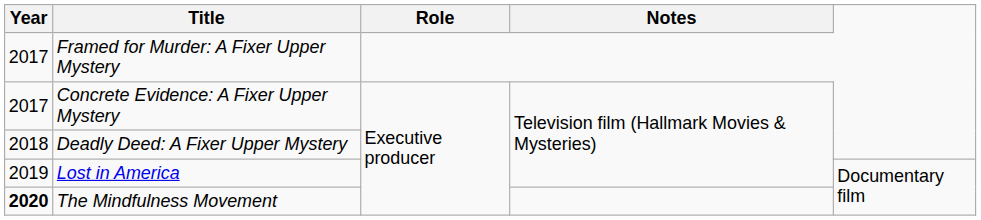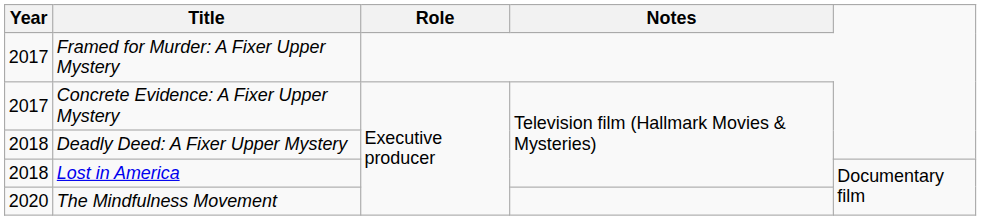(29, 172) 2019 -> (29, 172) 2018
(29, 201) bold -> (29, 201) normal
